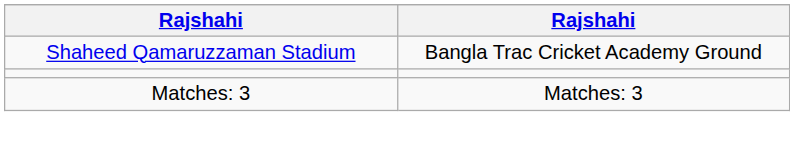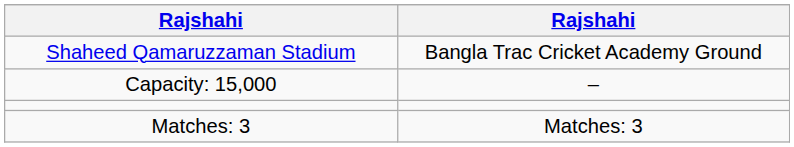+ row: (201, 84)
